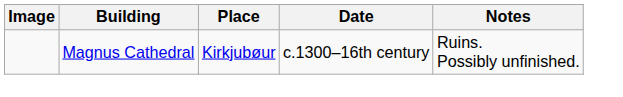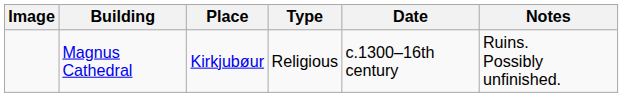+ column: (305, 17)
